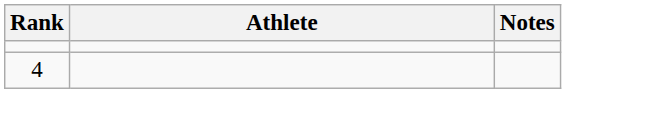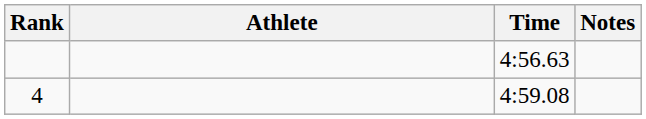+ column: (535, 22)
